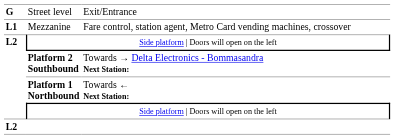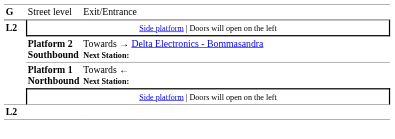- row: (49, 27)
